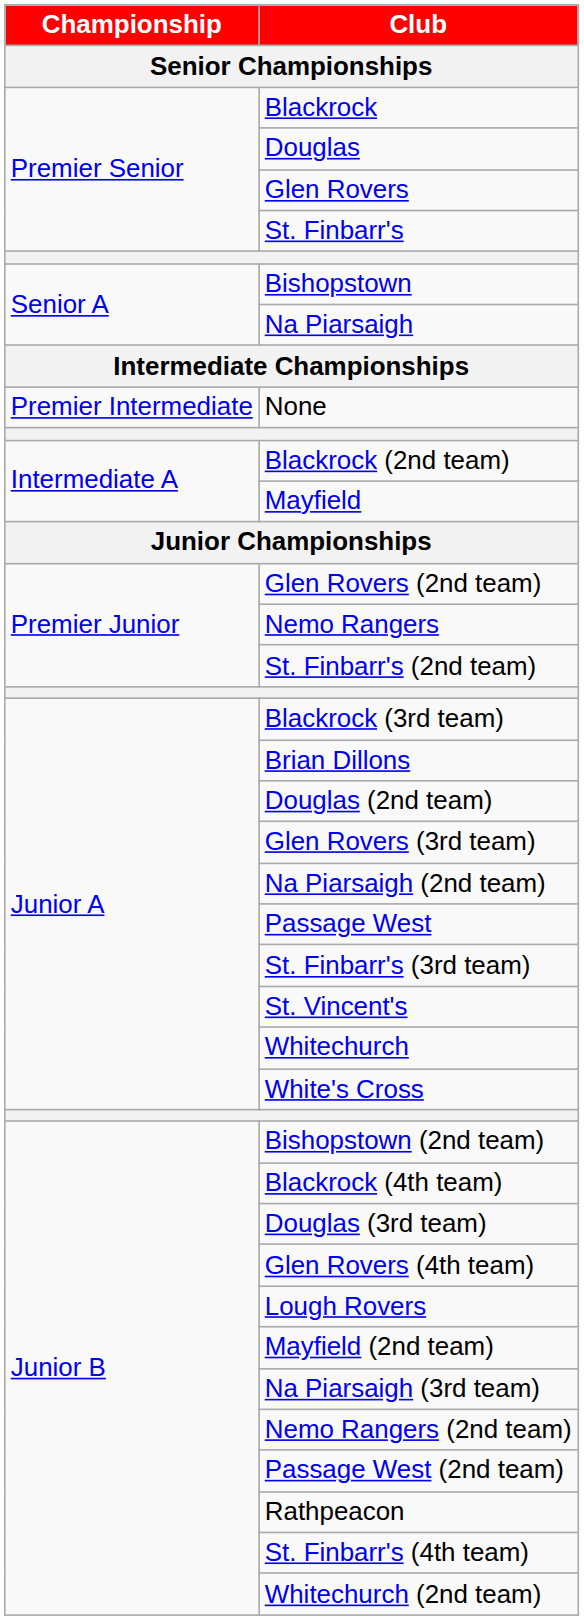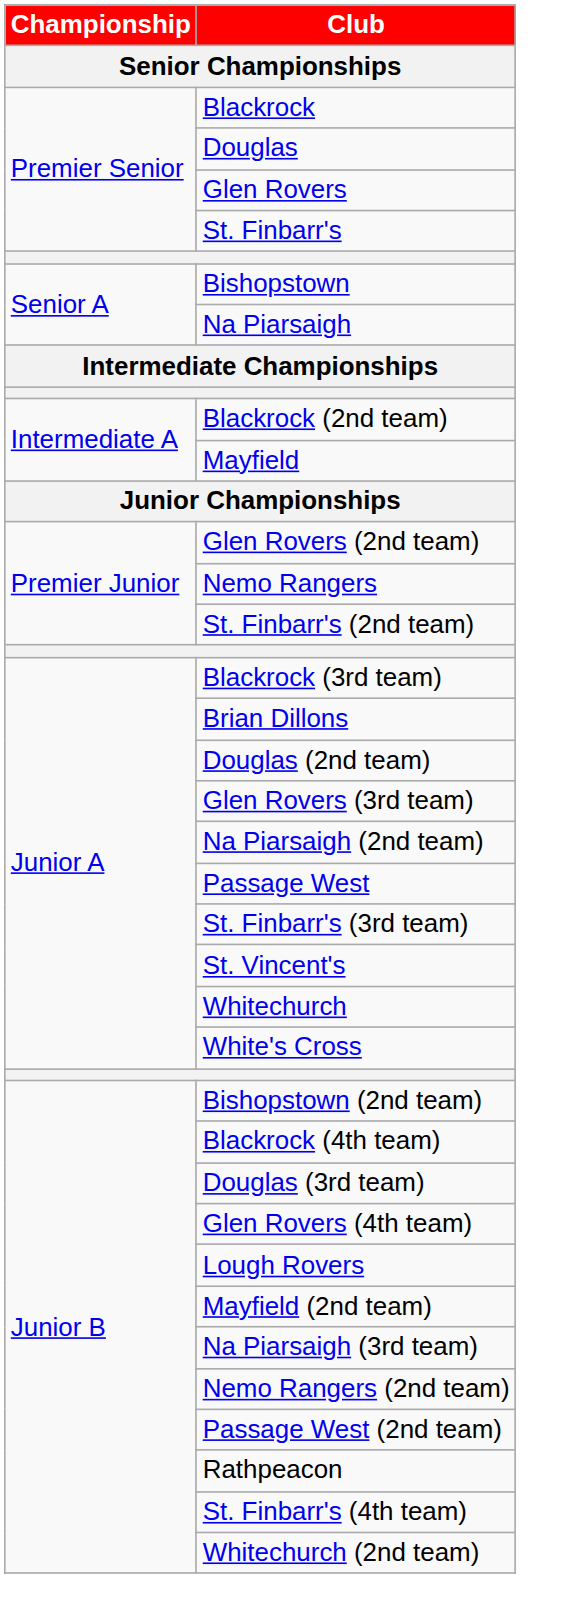- row: (296, 406)
